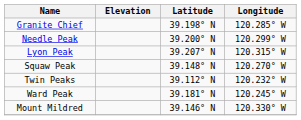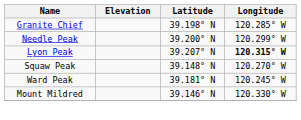(261, 53) normal -> (261, 53) bold
- row: (50, 80)
